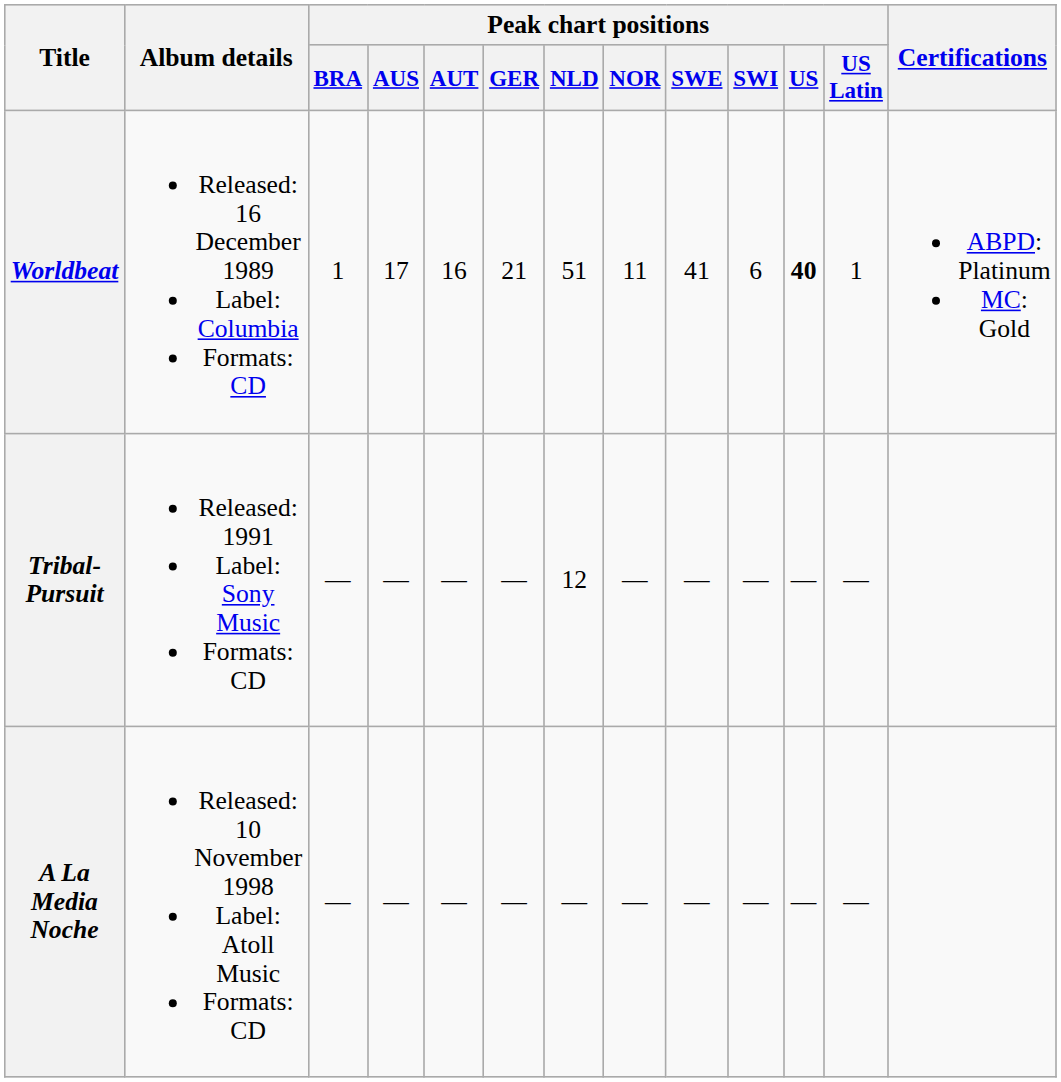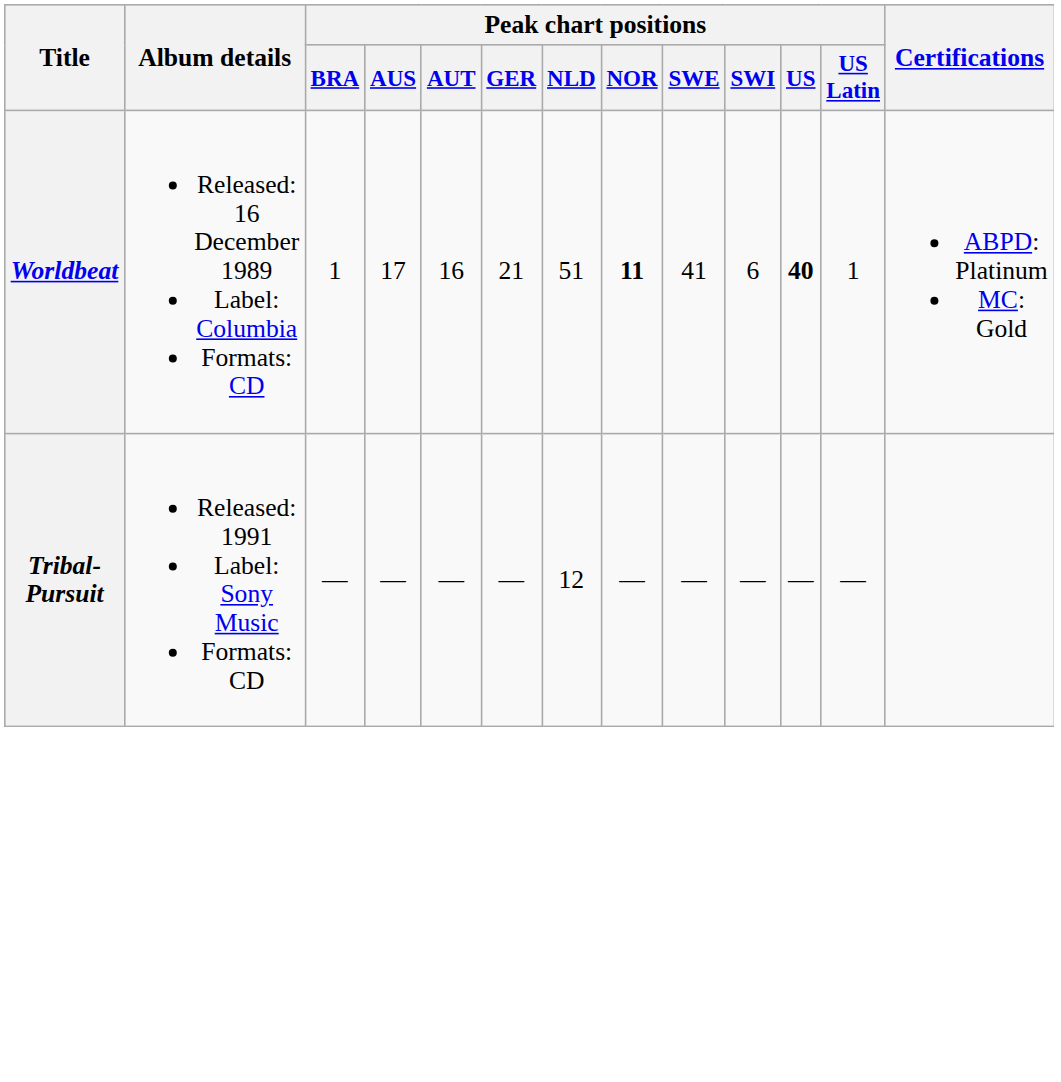(635, 271) normal -> (632, 271) bold
- row: (65, 901)
